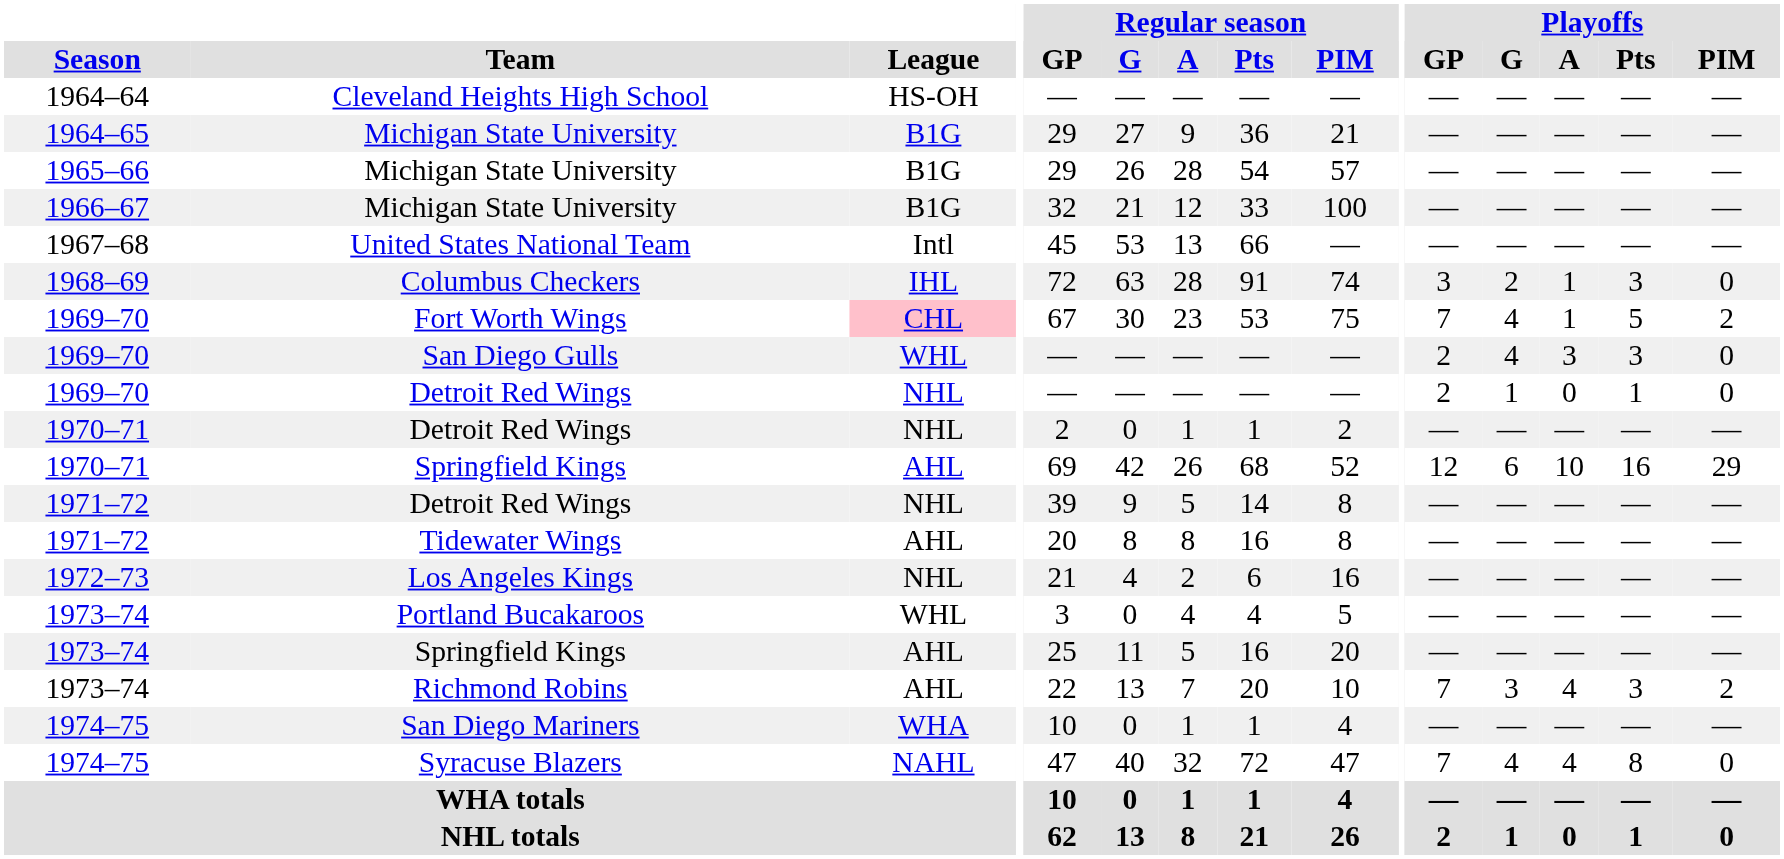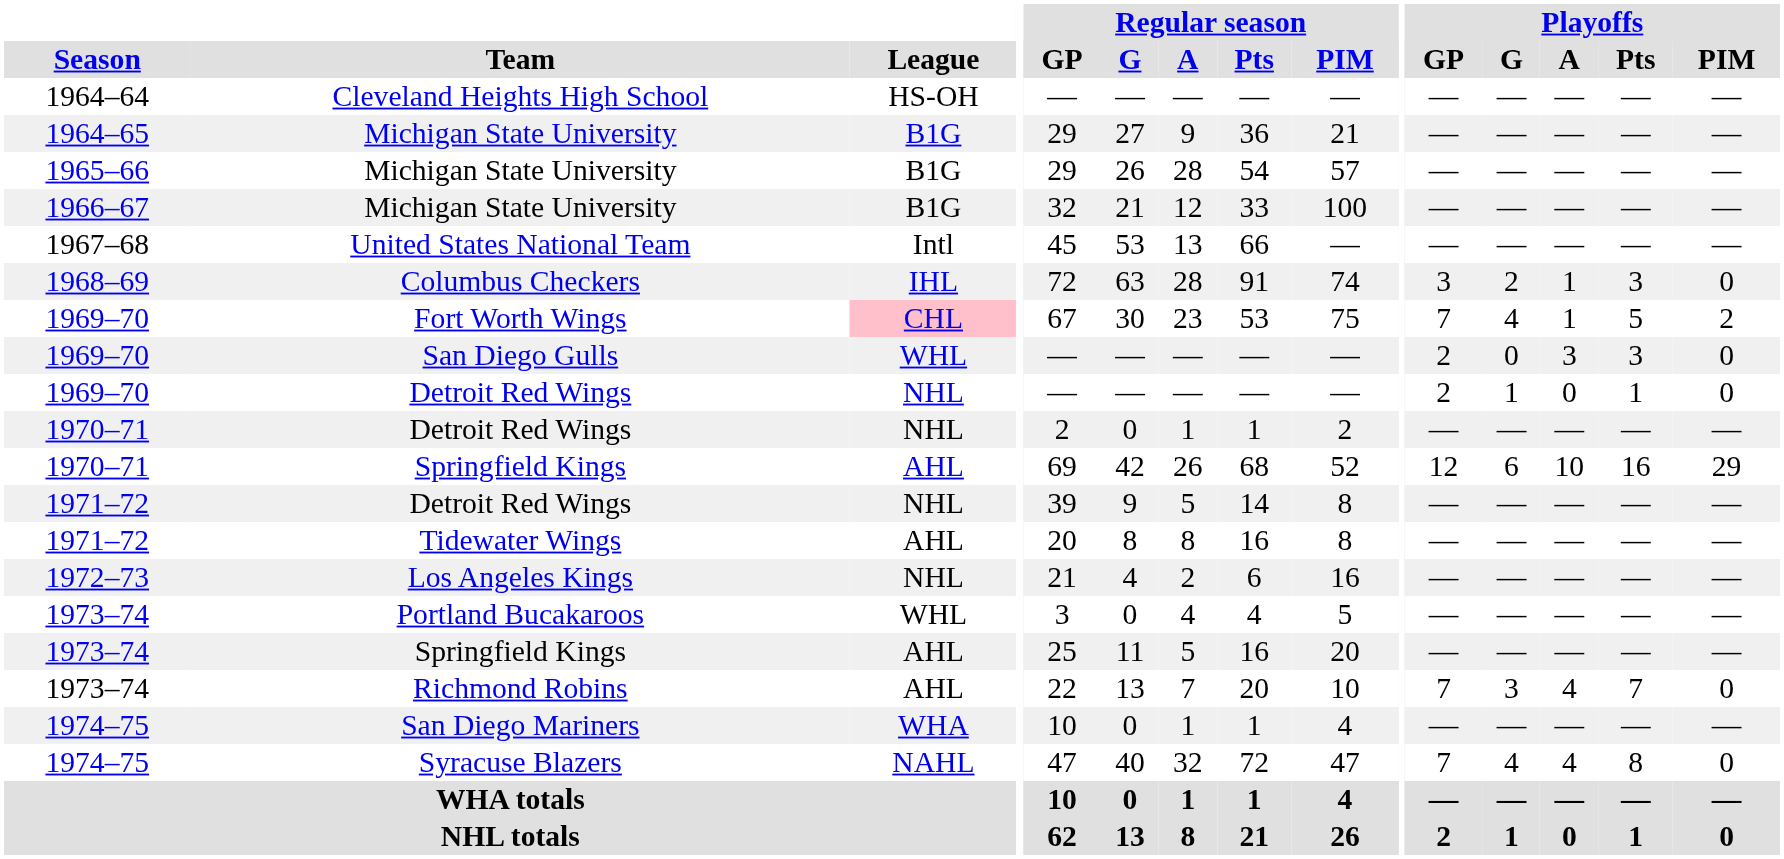(1511, 355) 4 -> (1511, 355) 0
(1636, 688) 3 -> (1636, 688) 7
(1727, 688) 2 -> (1727, 688) 0
